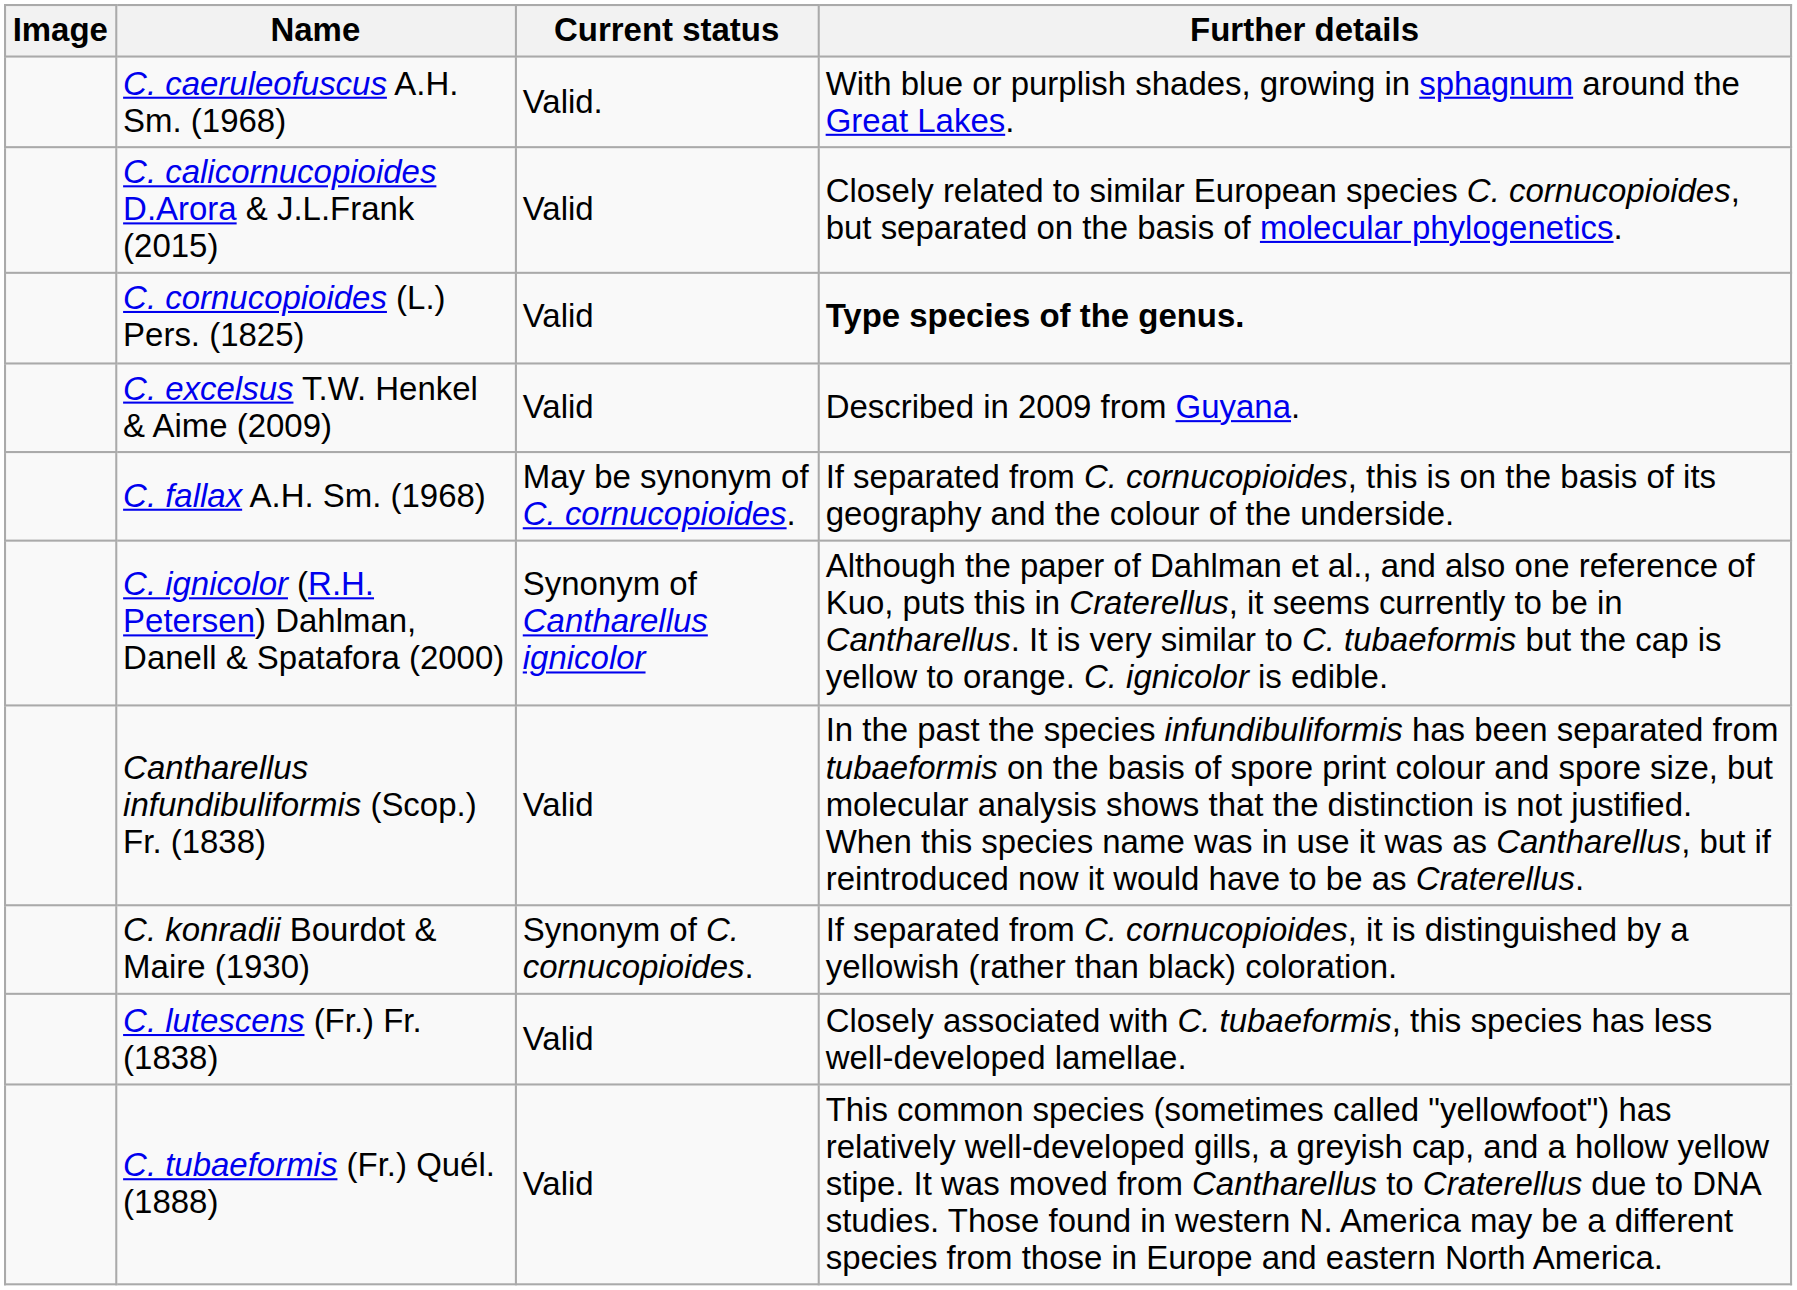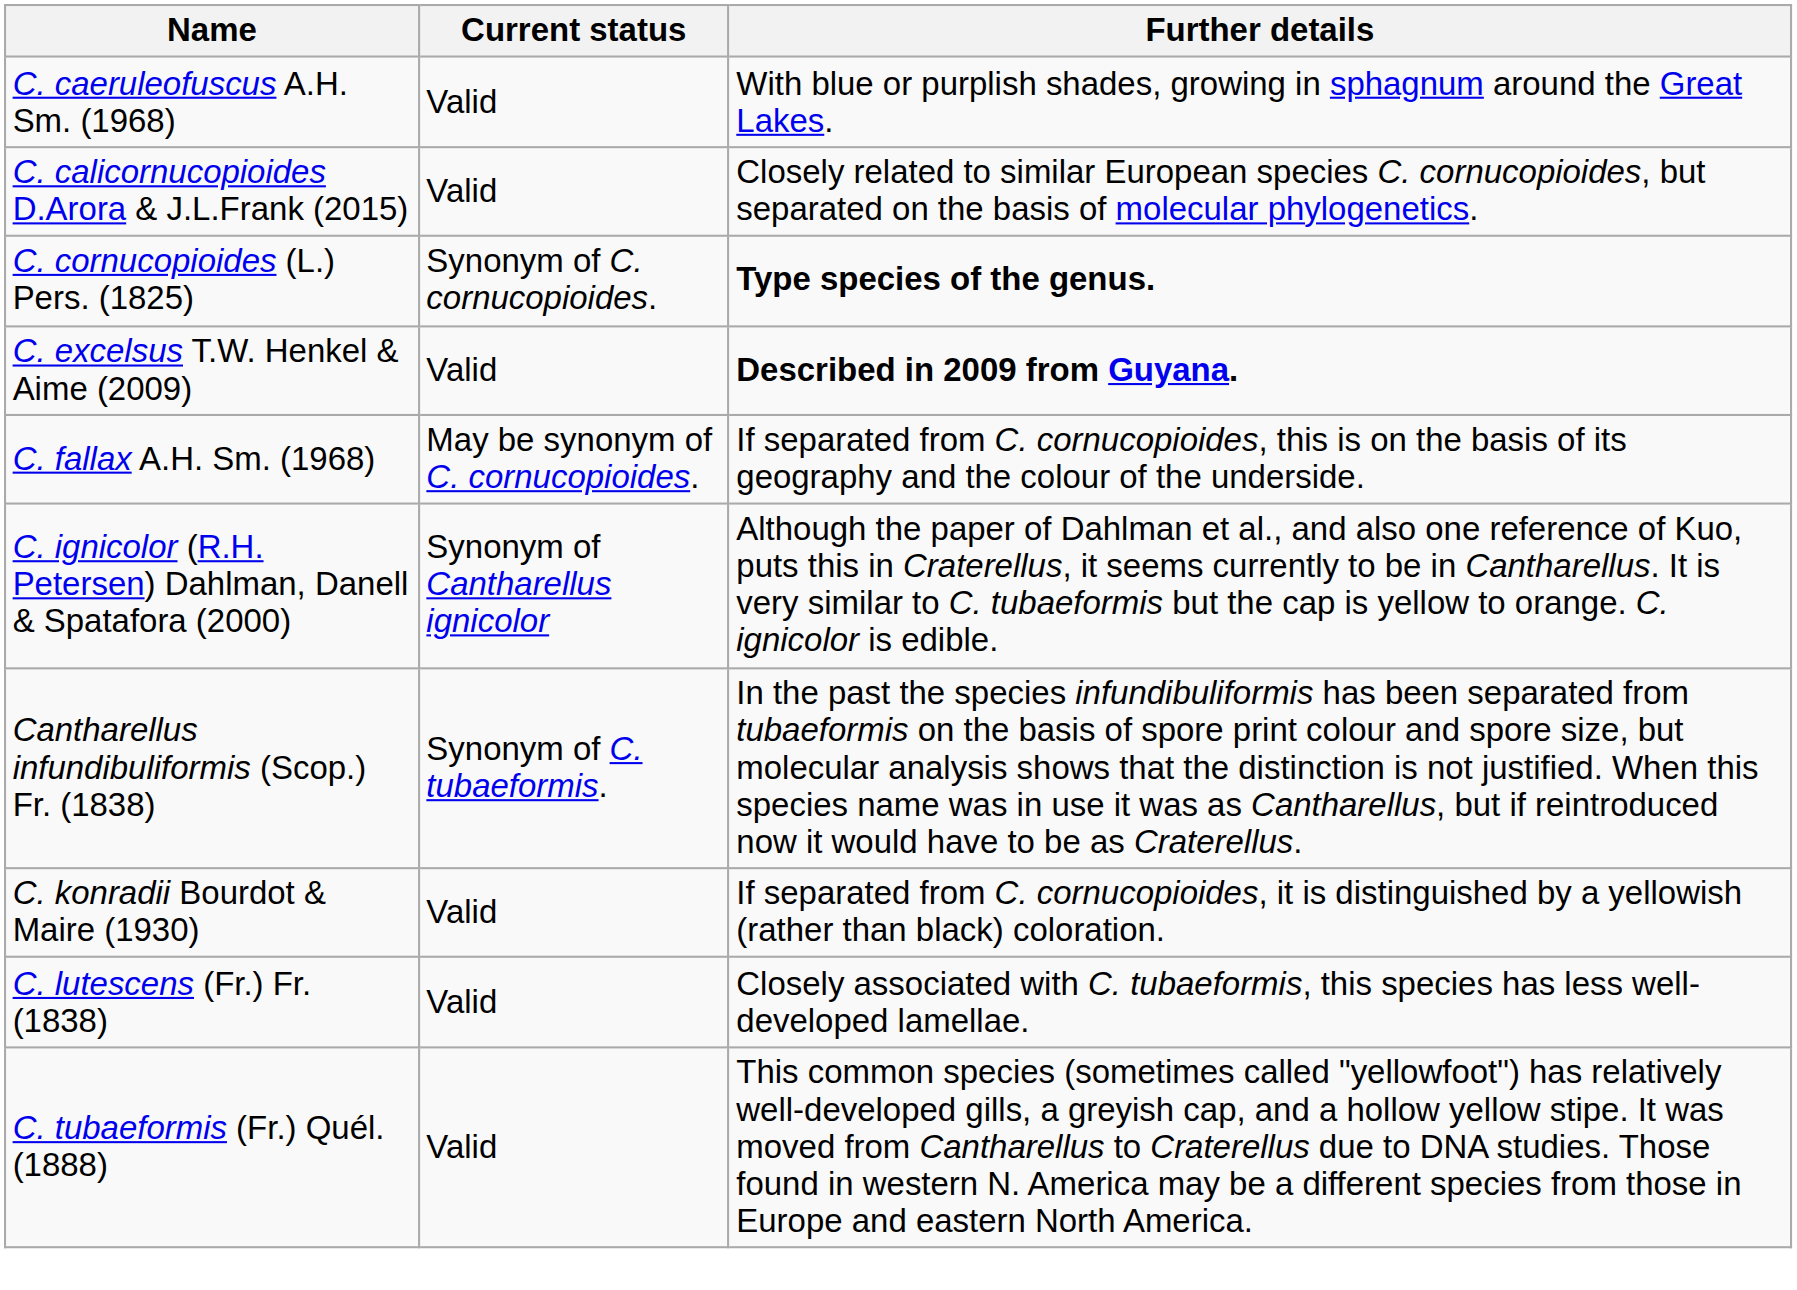- column: (60, 30)
(563, 101) Valid. -> (462, 101) Valid
(558, 317) Valid -> (542, 280) Synonym of C. cornucopioides.
(1063, 406) normal -> (987, 369) bold
(558, 804) Valid -> (534, 767) Synonym of C. tubaeformis.
(638, 949) Synonym of C. cornucopioides. -> (462, 912) Valid
